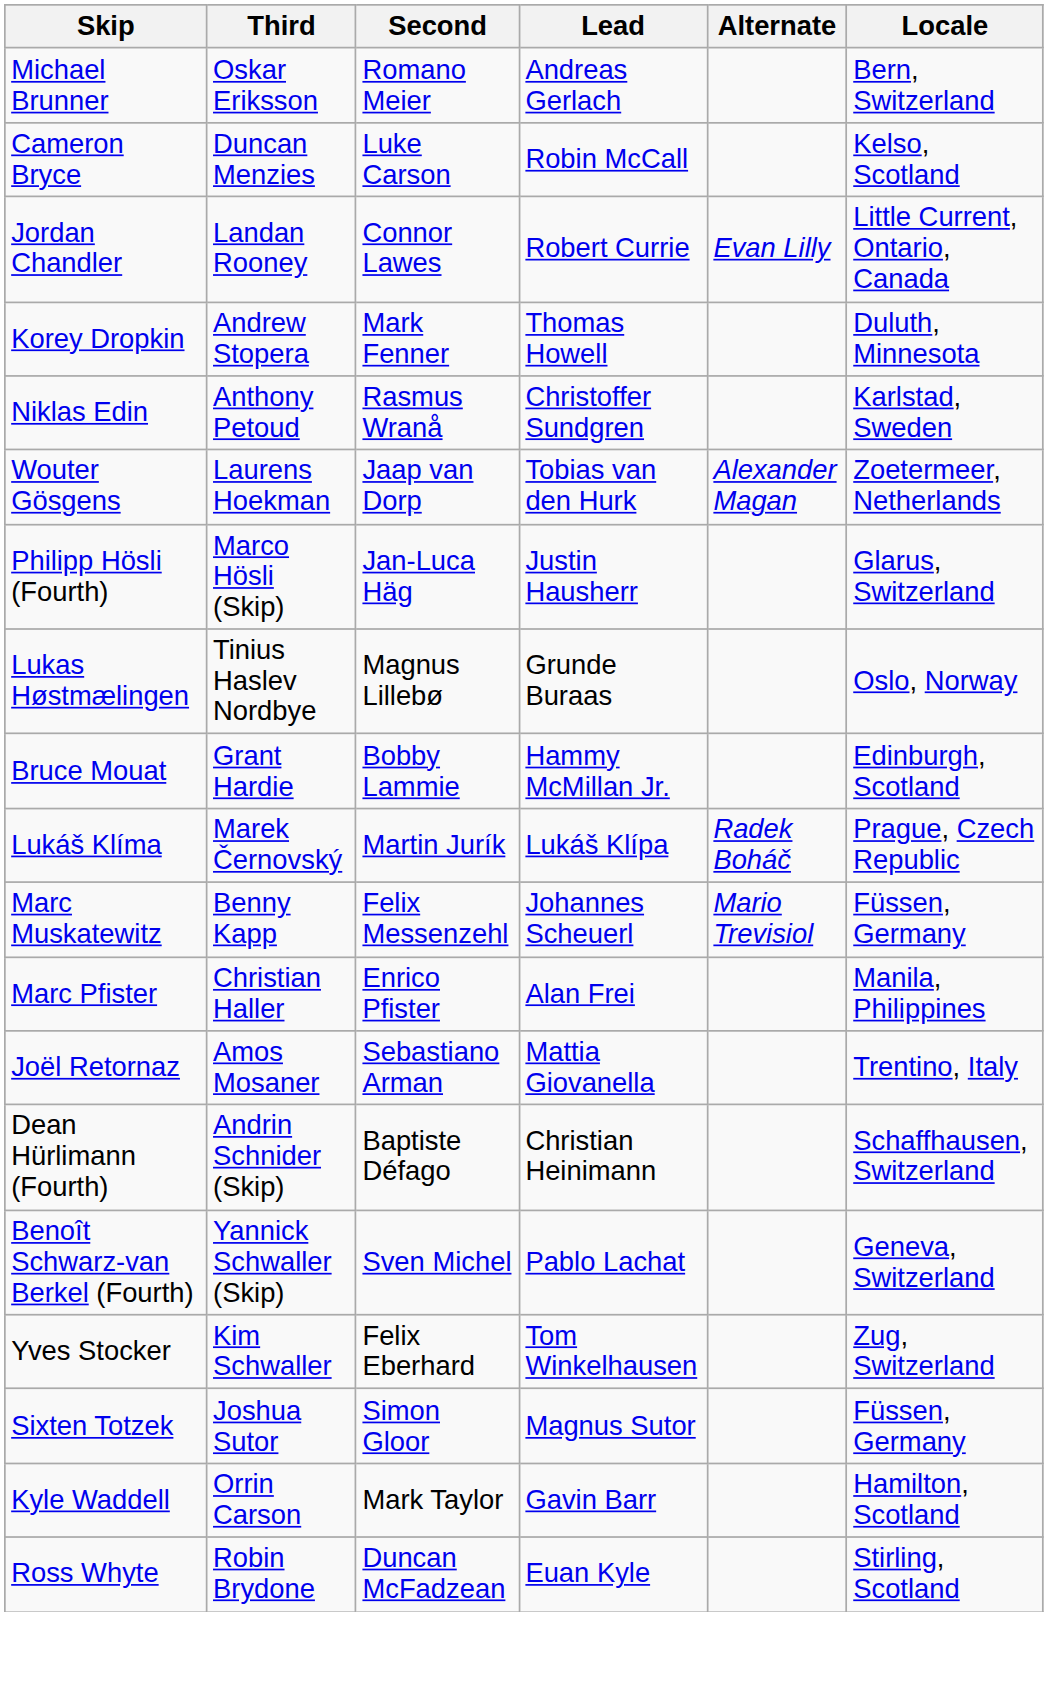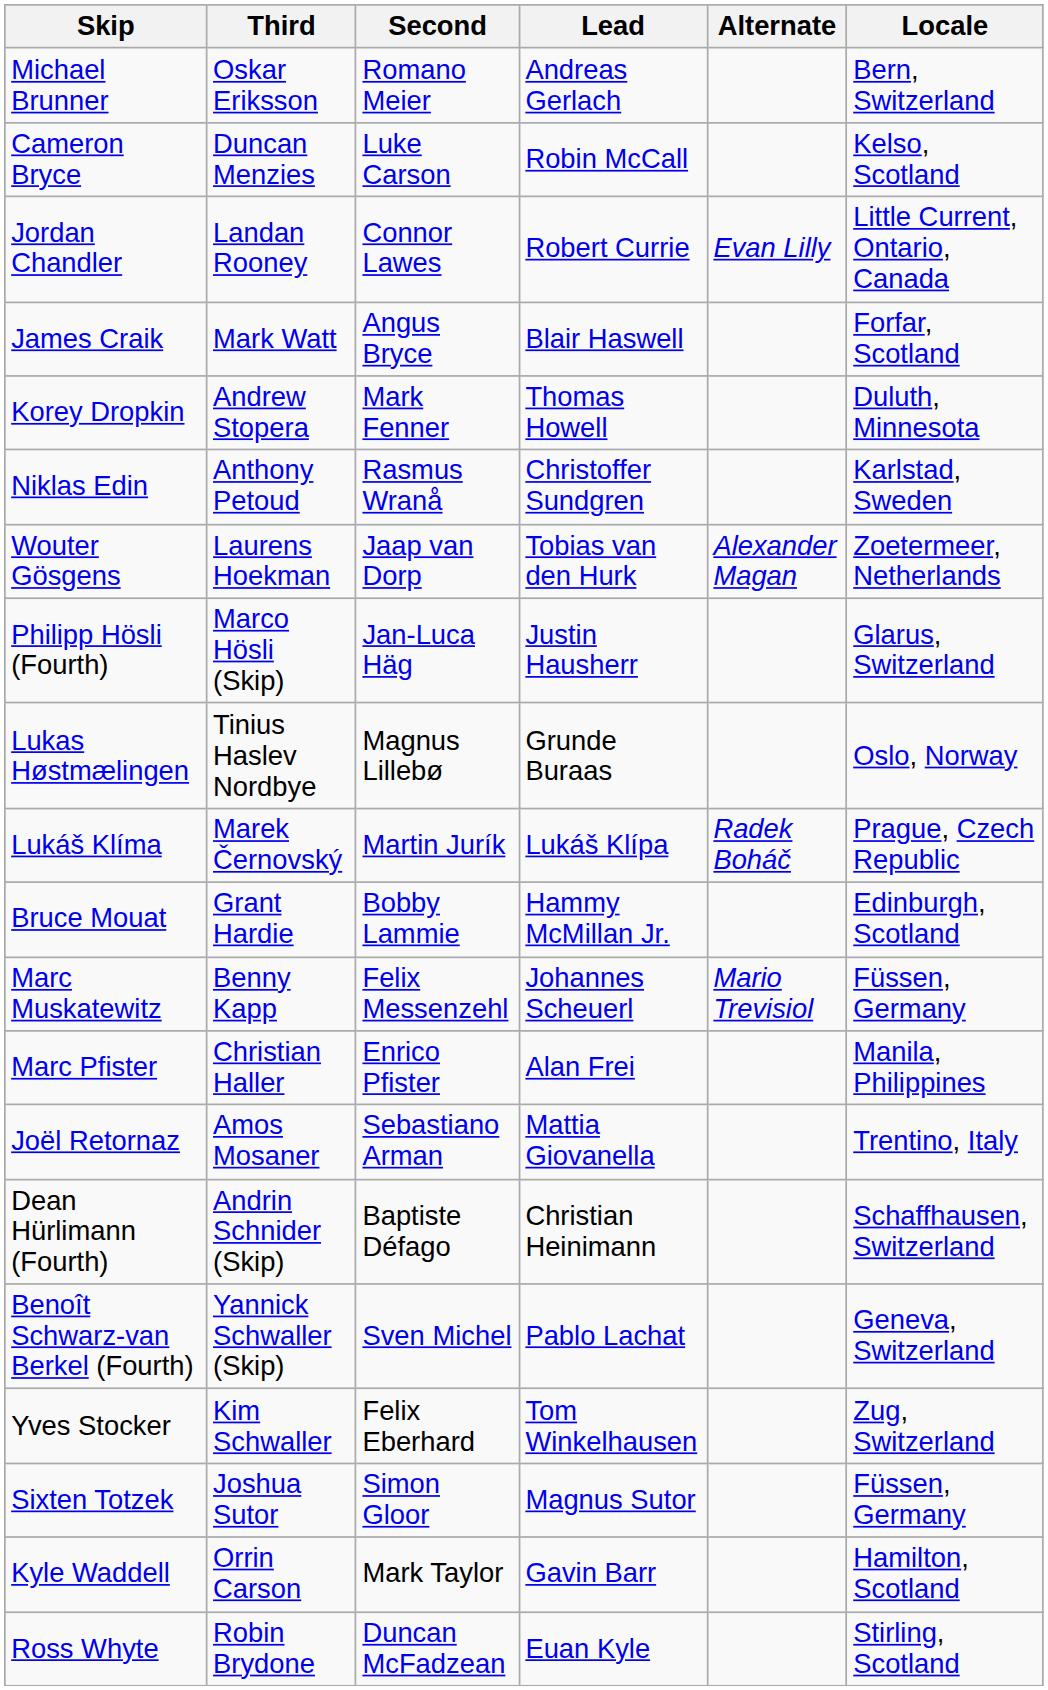+ row: (87, 338)
rows swapped: (86, 844) <-> (89, 770)
